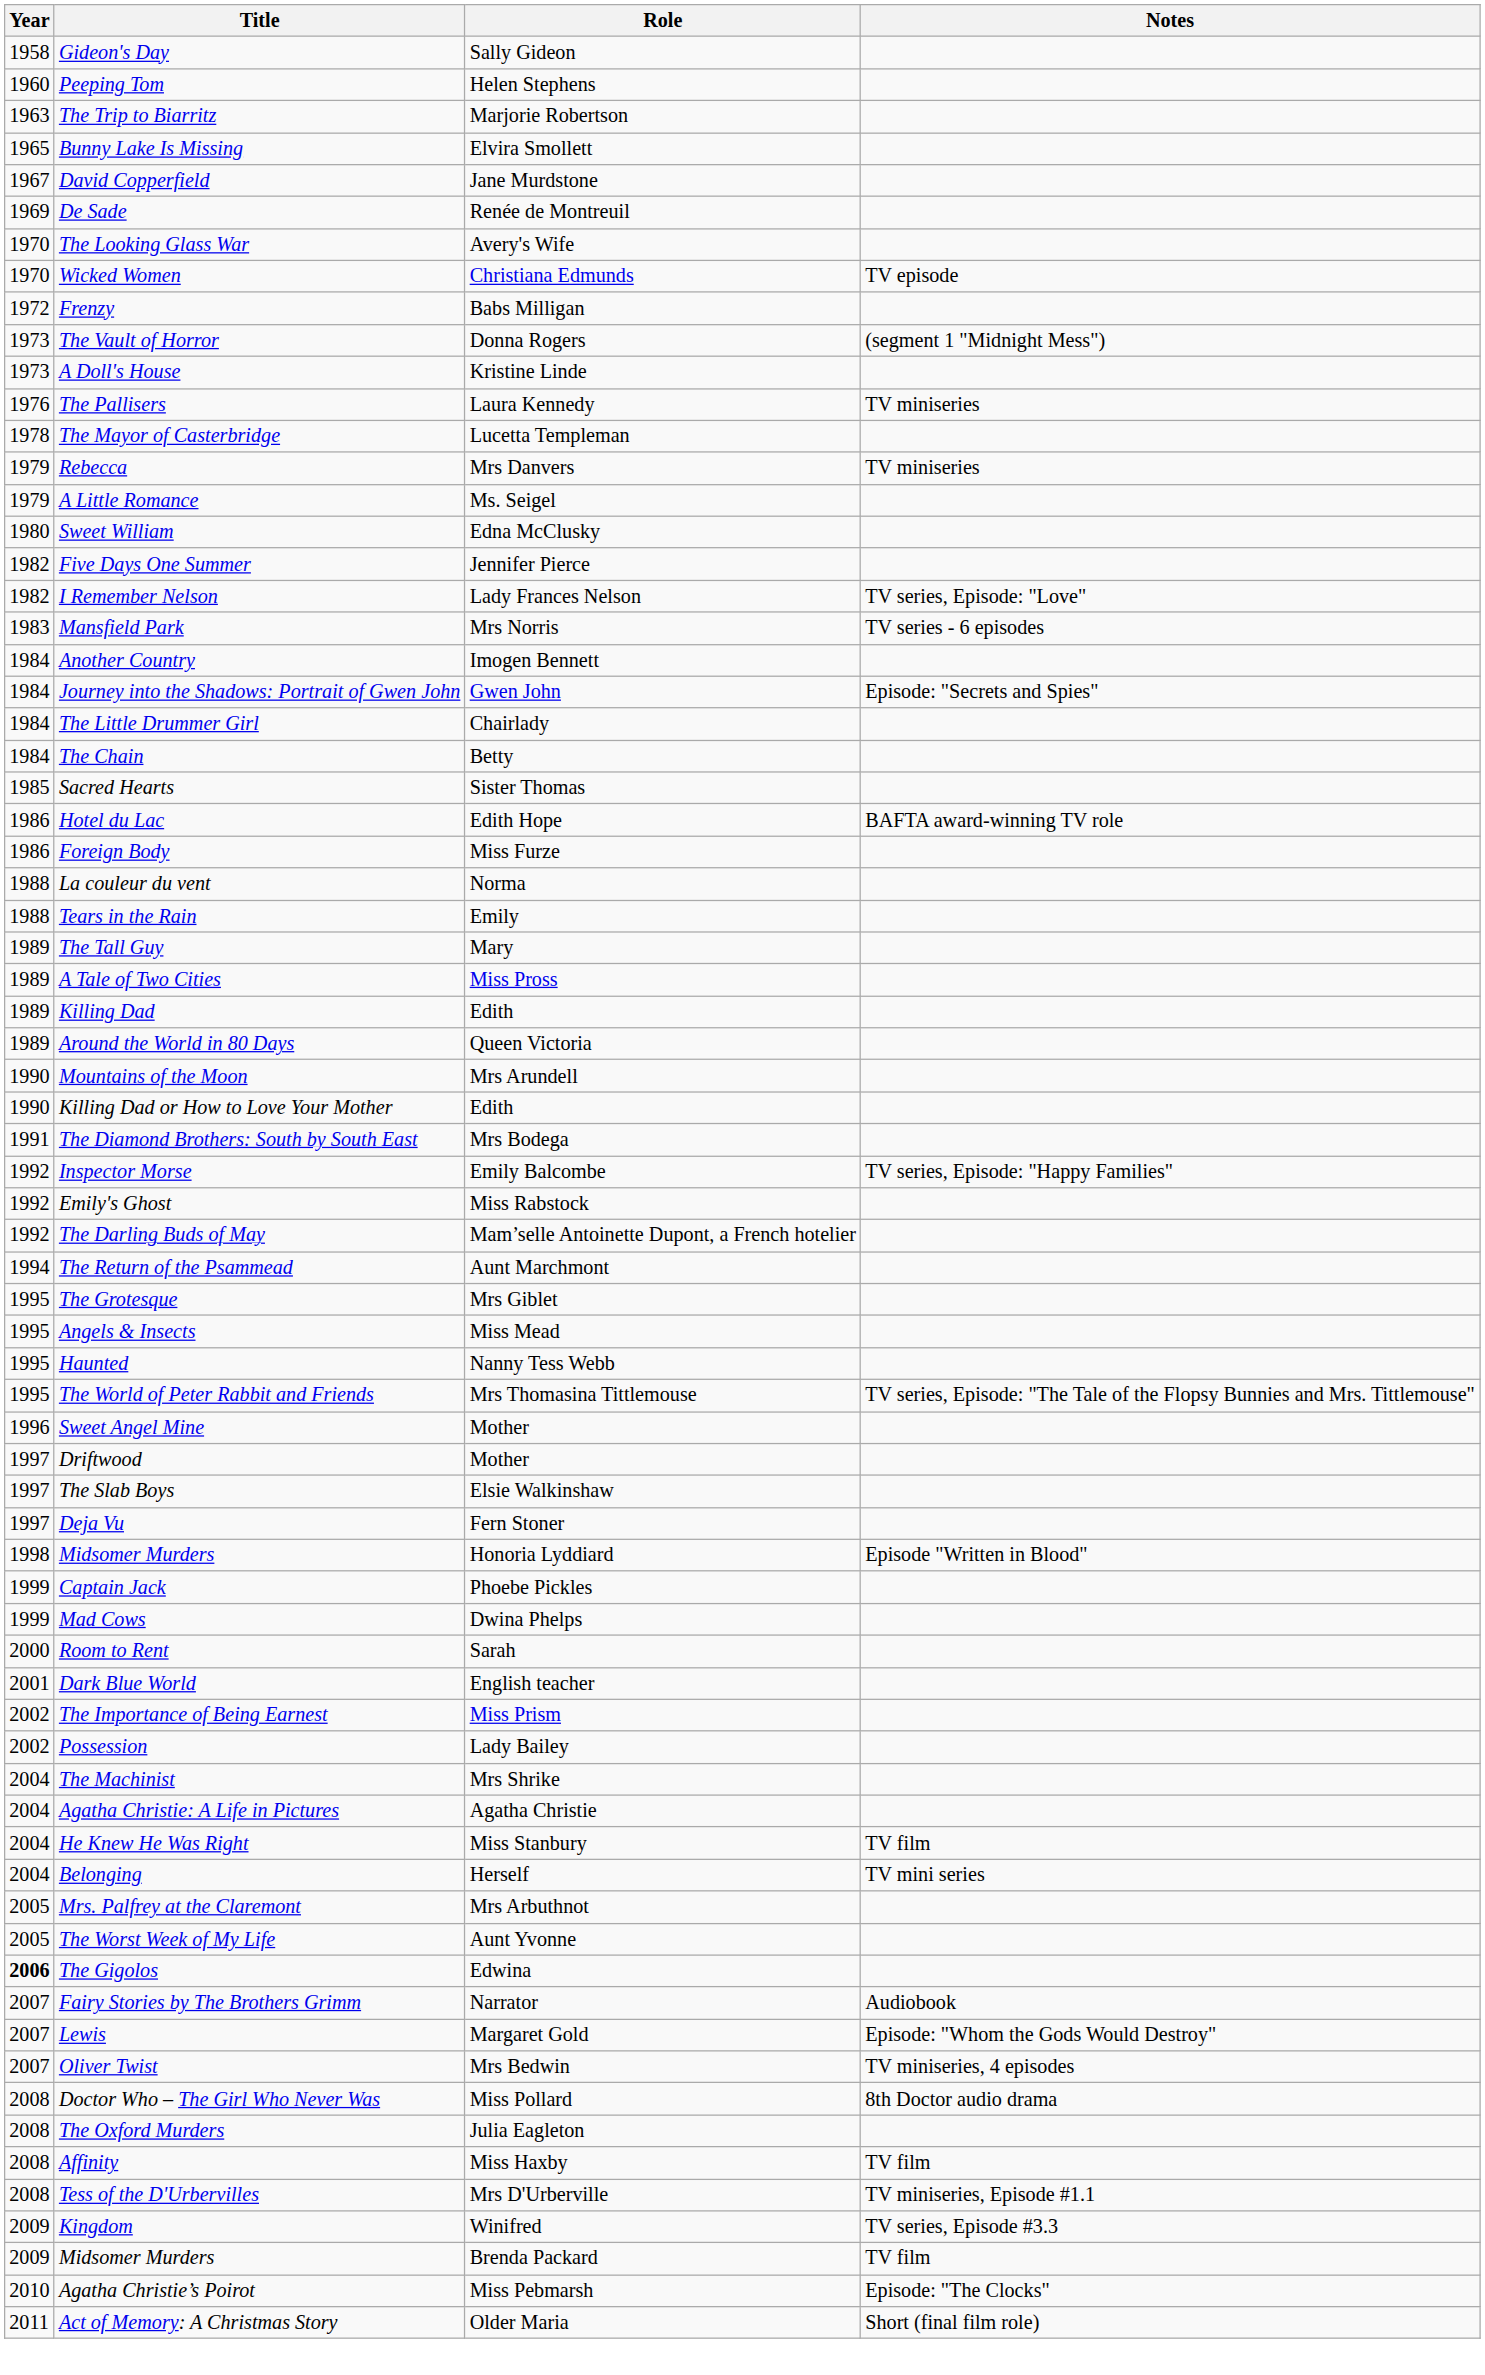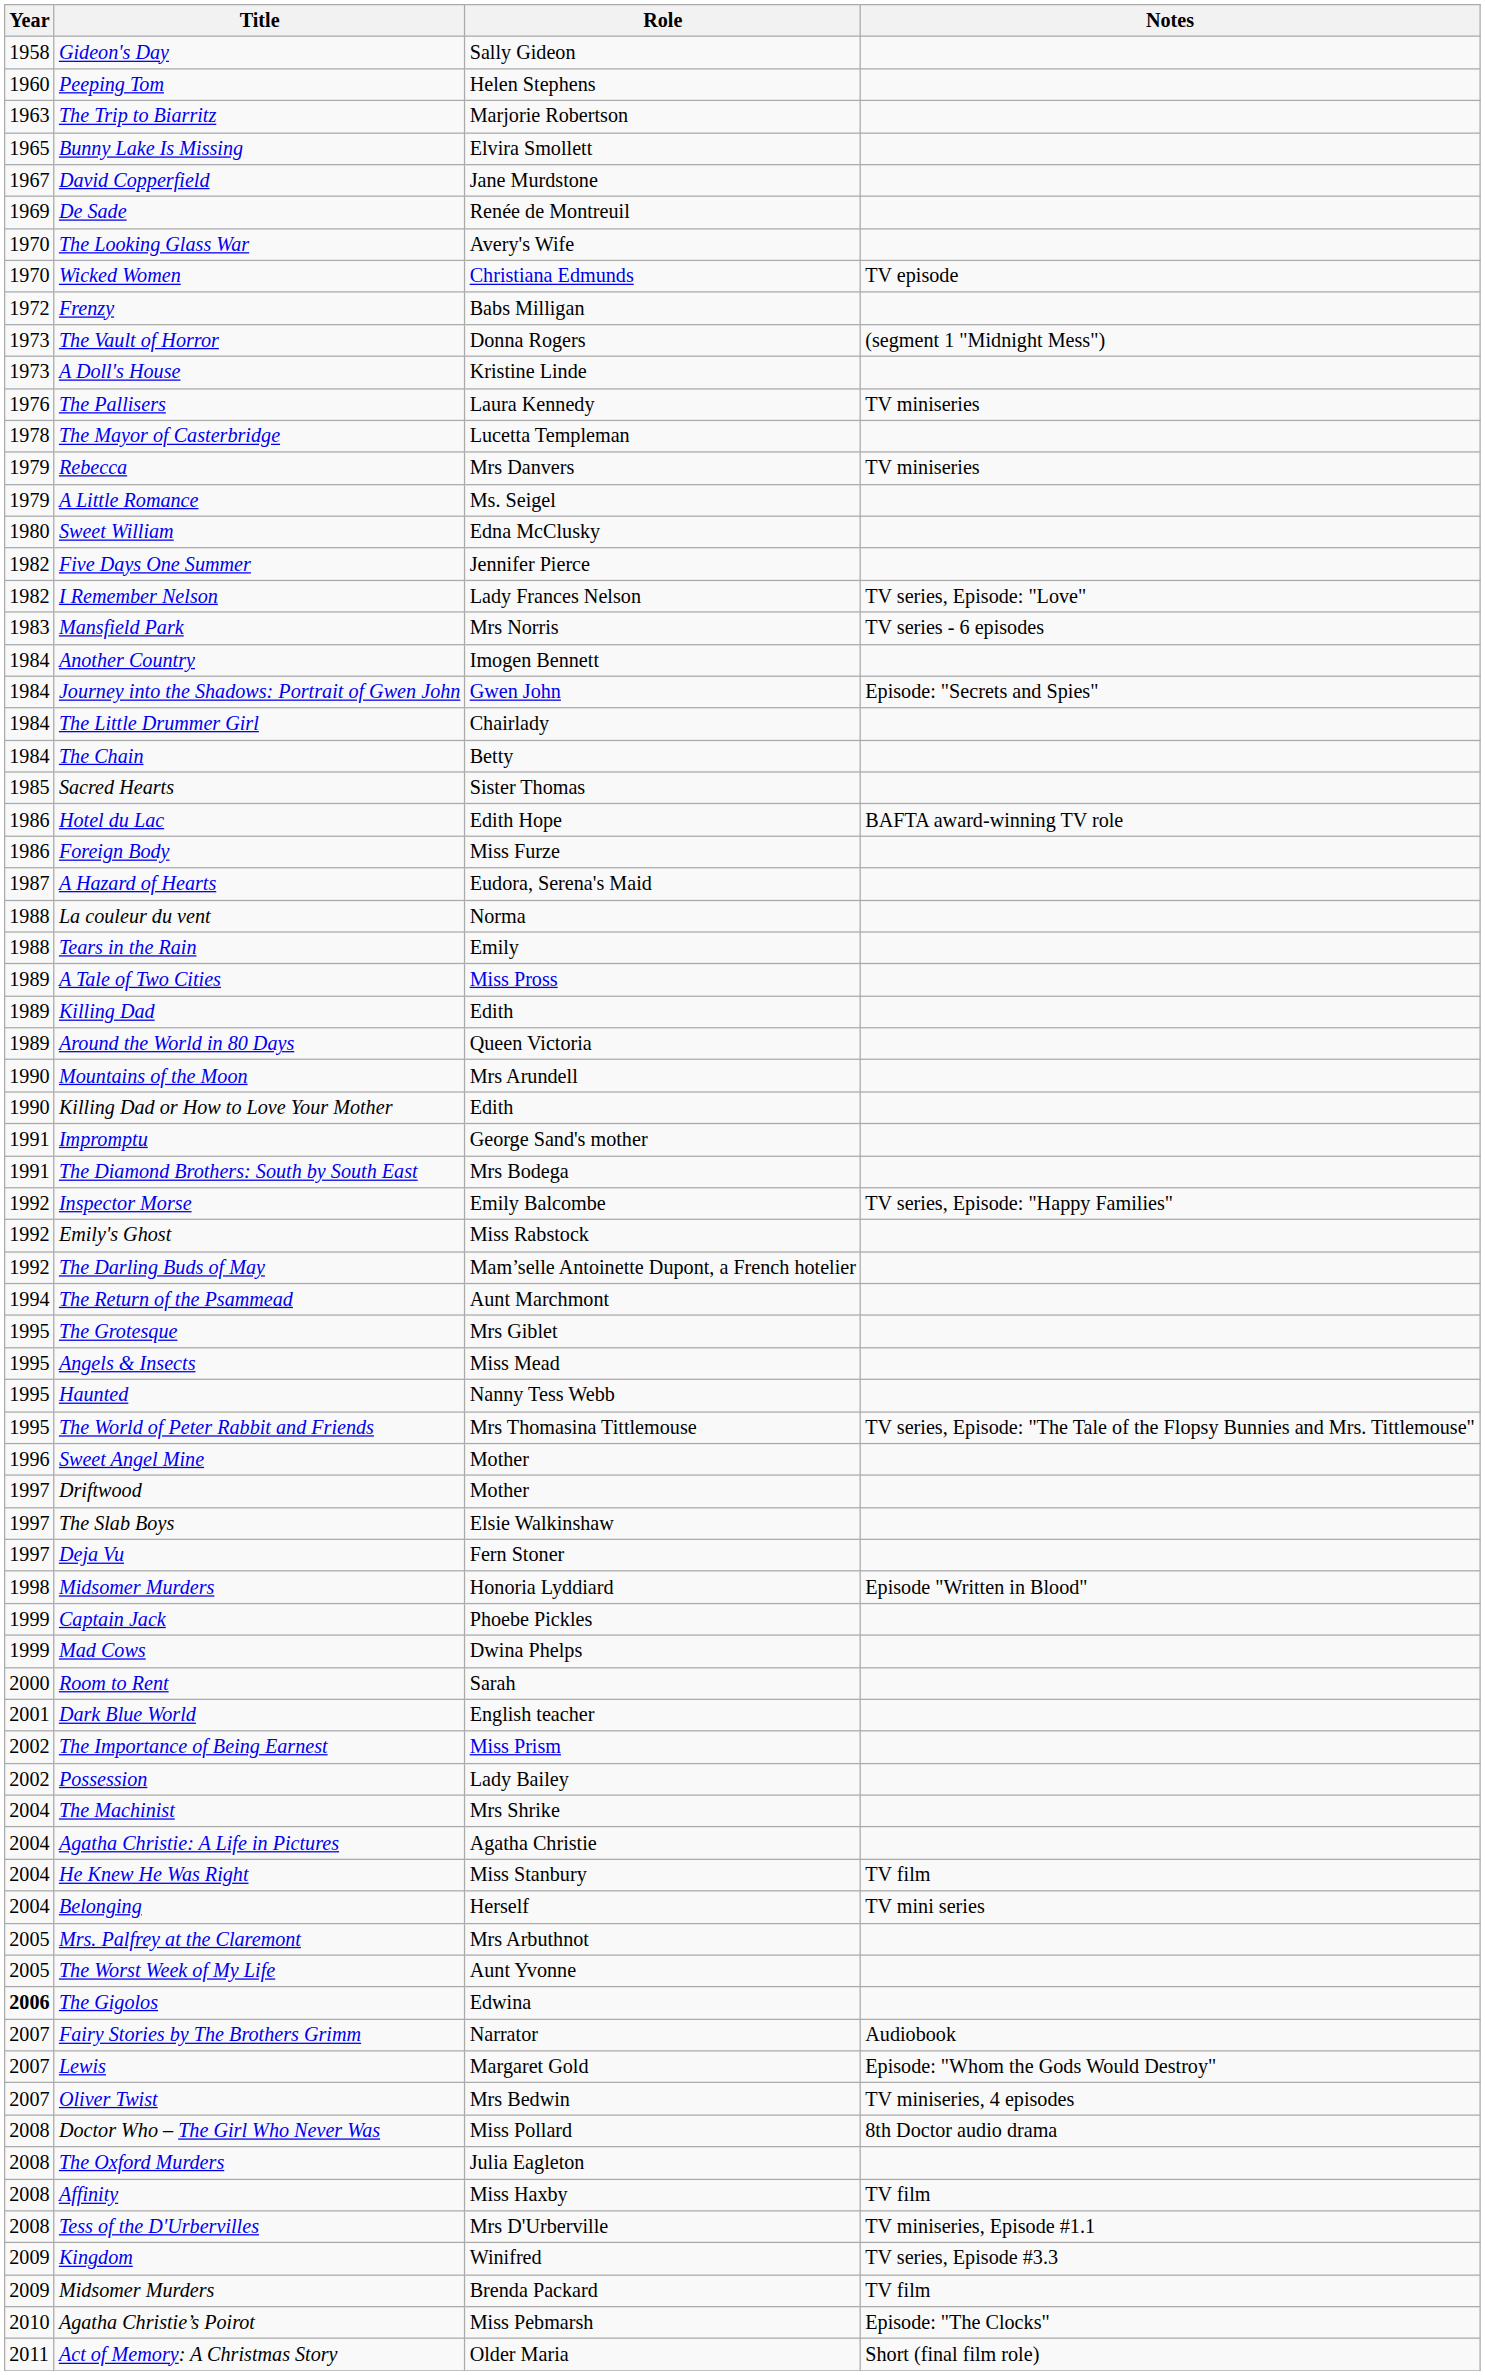+ row: (138, 883)
- row: (111, 947)
+ row: (103, 1139)
